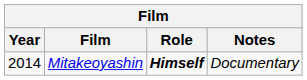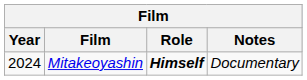(24, 63) 2014 -> (24, 63) 2024
